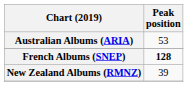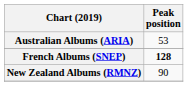(163, 72) 39 -> (163, 72) 90
